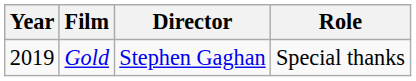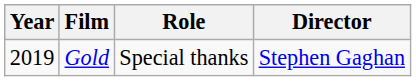columns swapped: (192, 22) <-> (340, 22)
